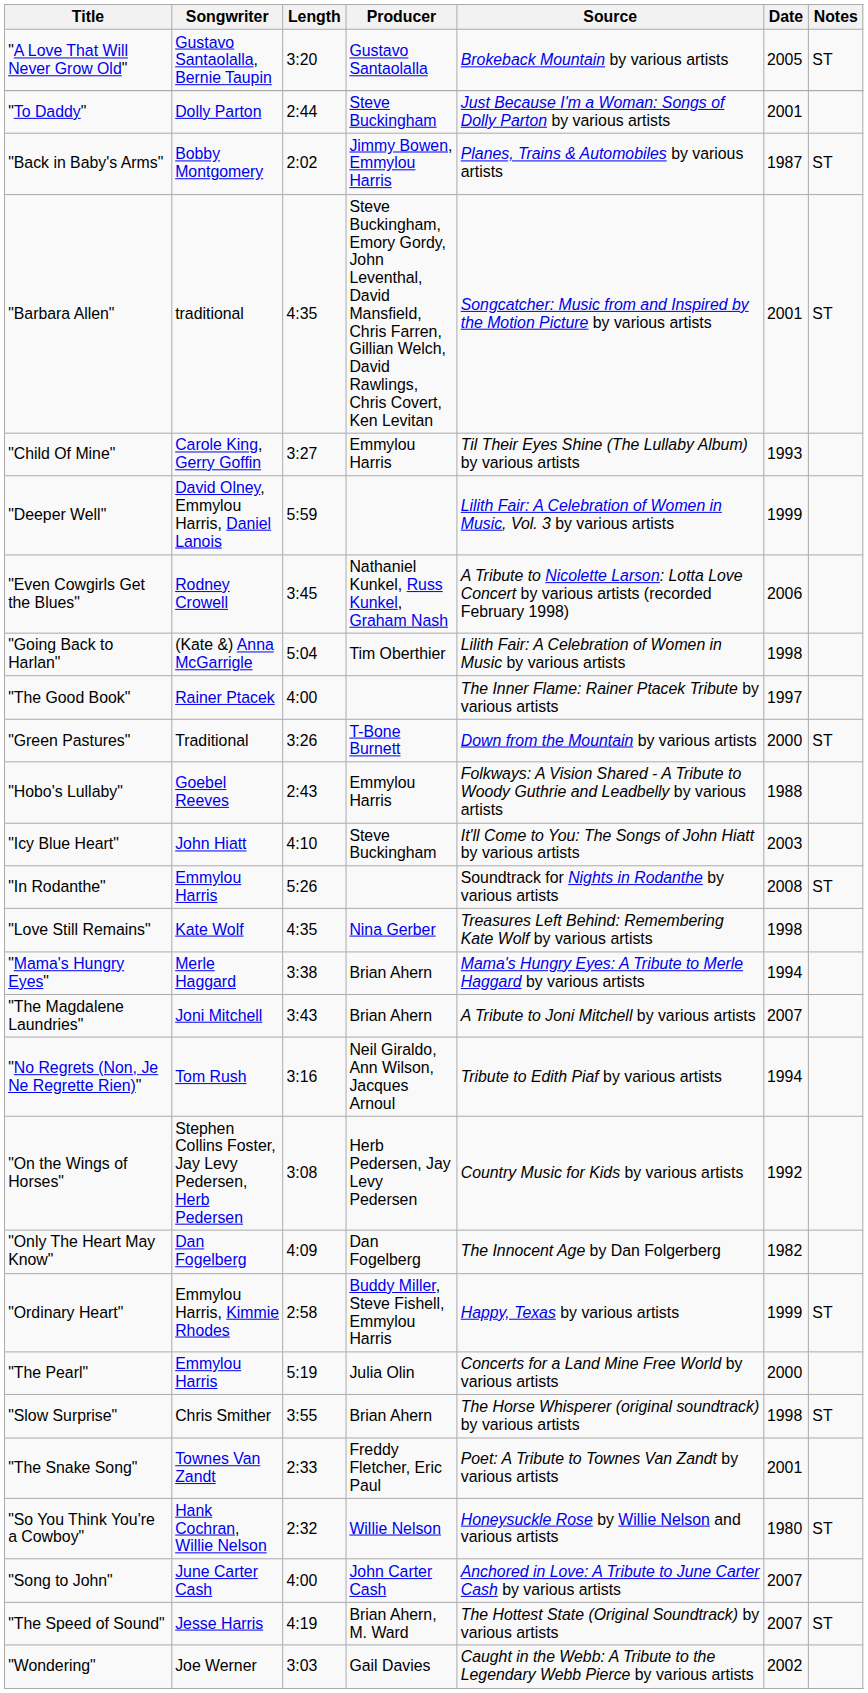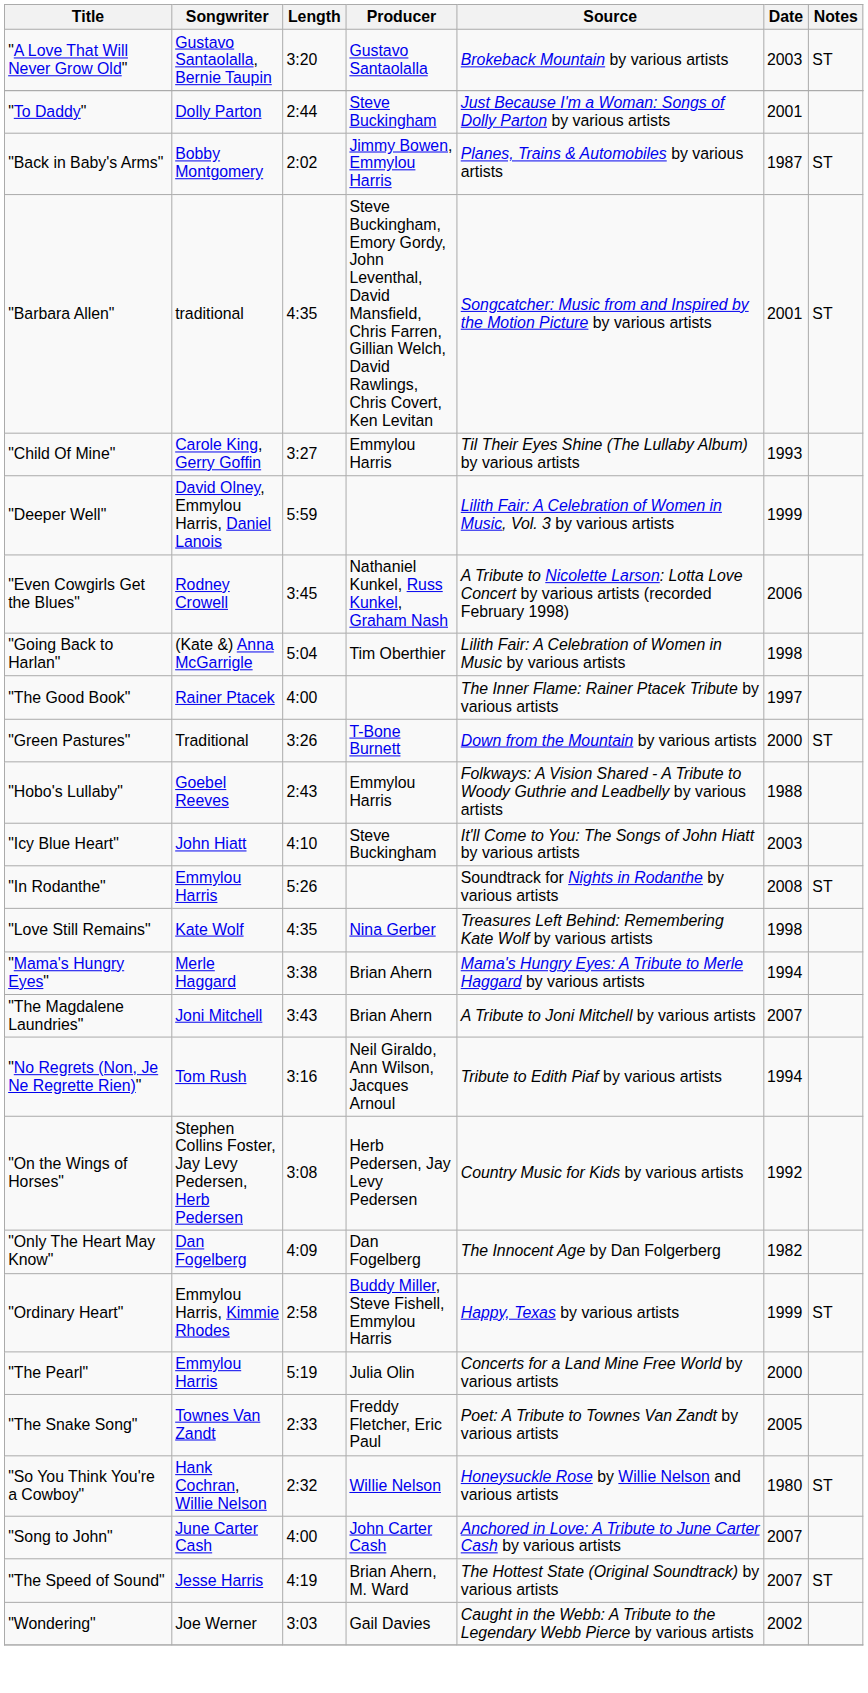(785, 60) 2005 -> (785, 60) 2003
- row: (63, 1416)
(785, 1468) 2001 -> (785, 1425) 2005
